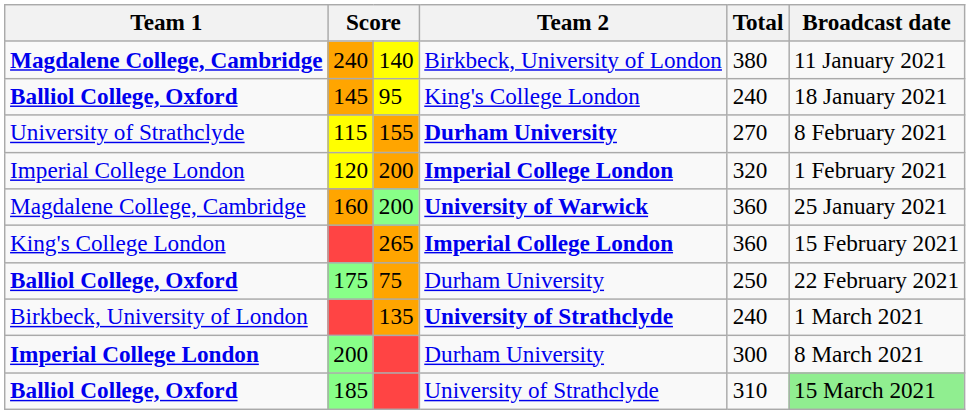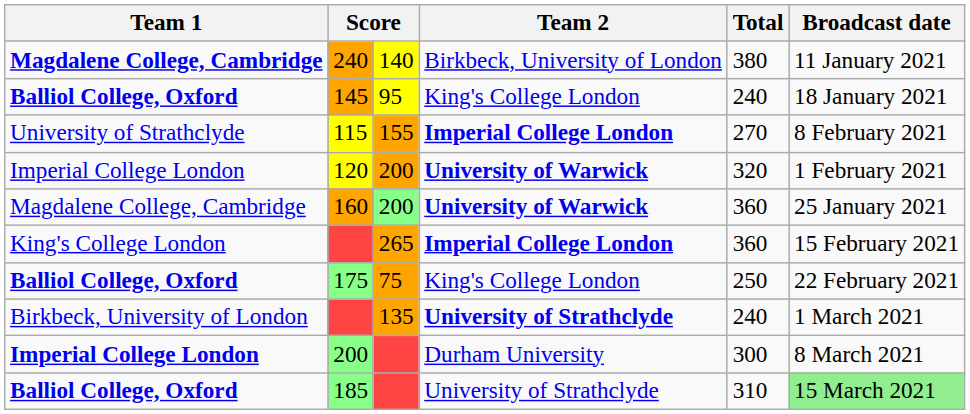(521, 133) Durham University -> (549, 133) Imperial College London
(549, 170) Imperial College London -> (536, 170) University of Warwick
(514, 280) Durham University -> (532, 280) King's College London
